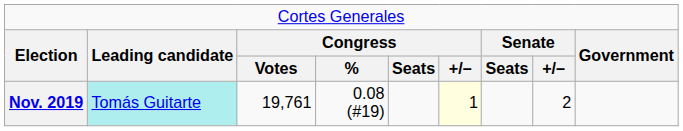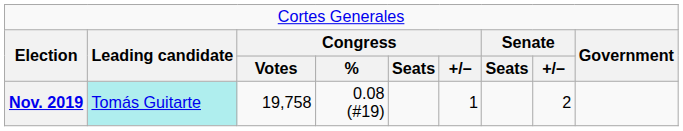(287, 103) 19,761 -> (287, 103) 19,758
(473, 103) lightyellow background -> (473, 103) no background
